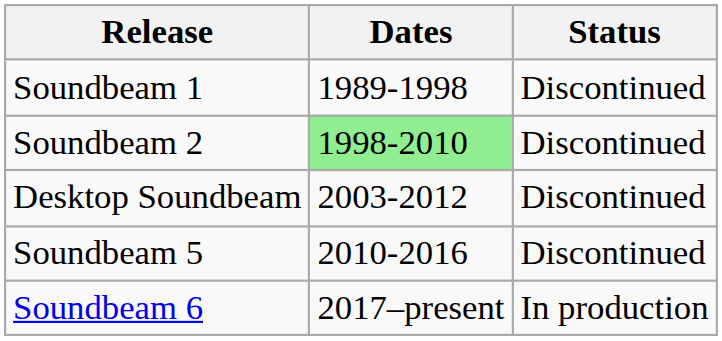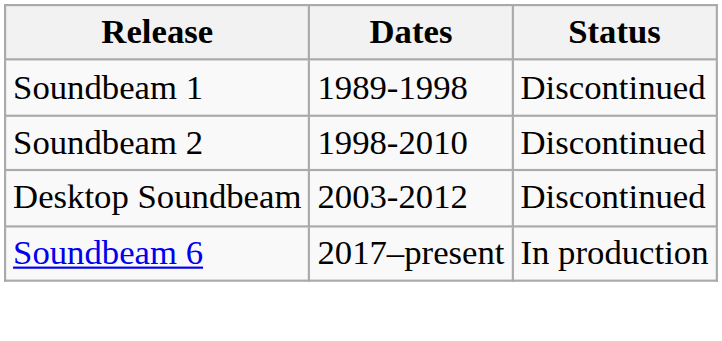(393, 142) lightgreen background -> (393, 142) no background
- row: (108, 252)
